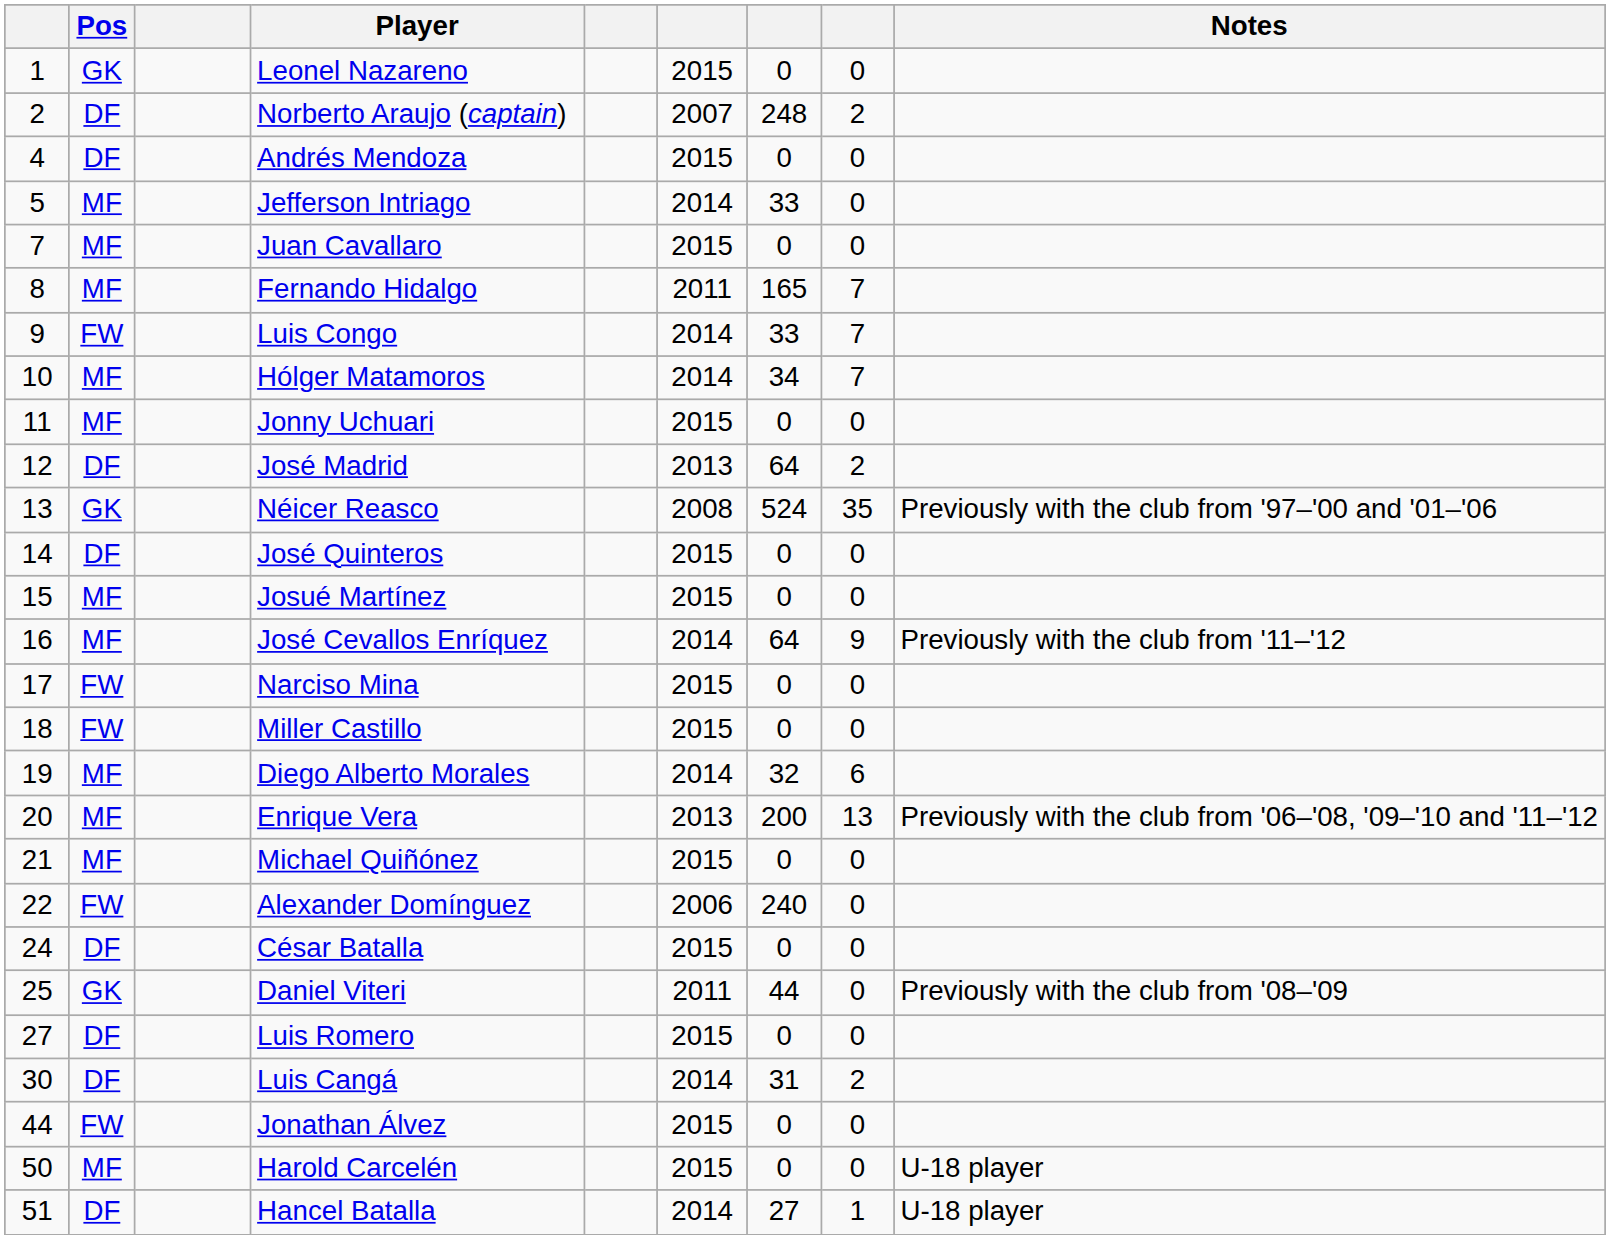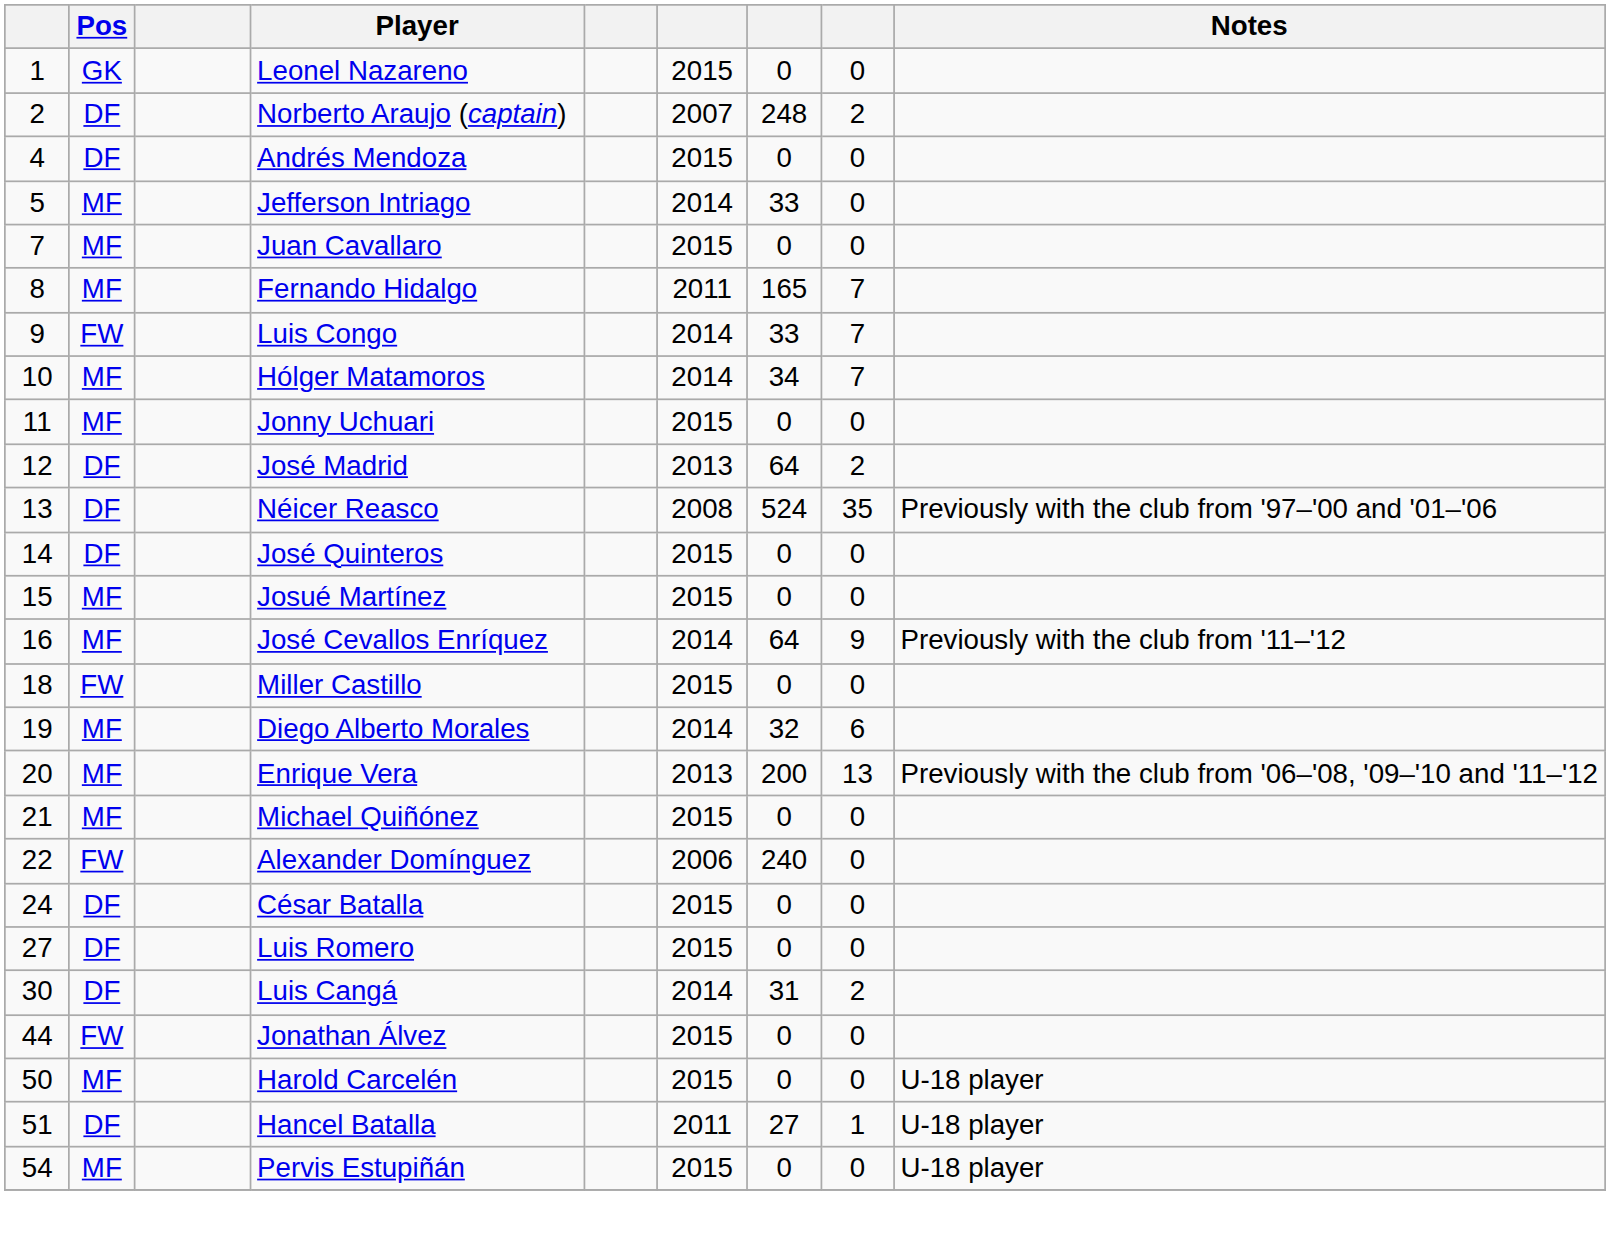(102, 509) GK -> (102, 509) DF
- row: (338, 684)
- row: (331, 992)
(702, 1211) 2014 -> (702, 1123) 2011
+ row: (361, 1167)
